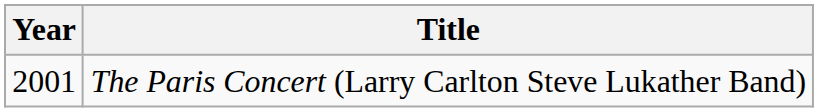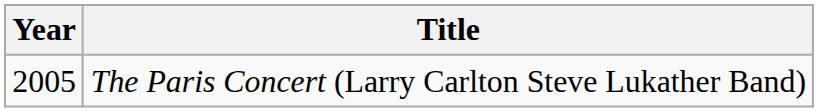(44, 80) 2001 -> (44, 80) 2005
